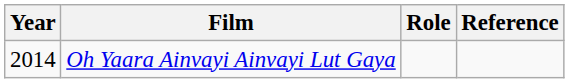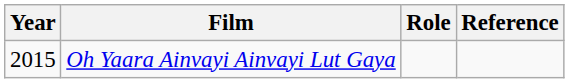(33, 58) 2014 -> (33, 58) 2015
